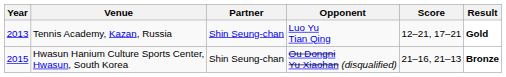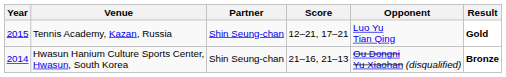columns swapped: (343, 12) <-> (431, 12)
(18, 33) 2013 -> (18, 33) 2015
(18, 60) 2015 -> (18, 60) 2014
